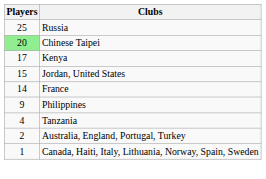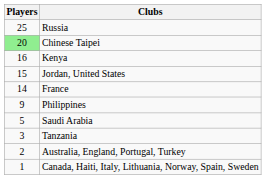(22, 58) 17 -> (22, 58) 16
+ row: (67, 120)
(22, 120) 4 -> (22, 136) 3
